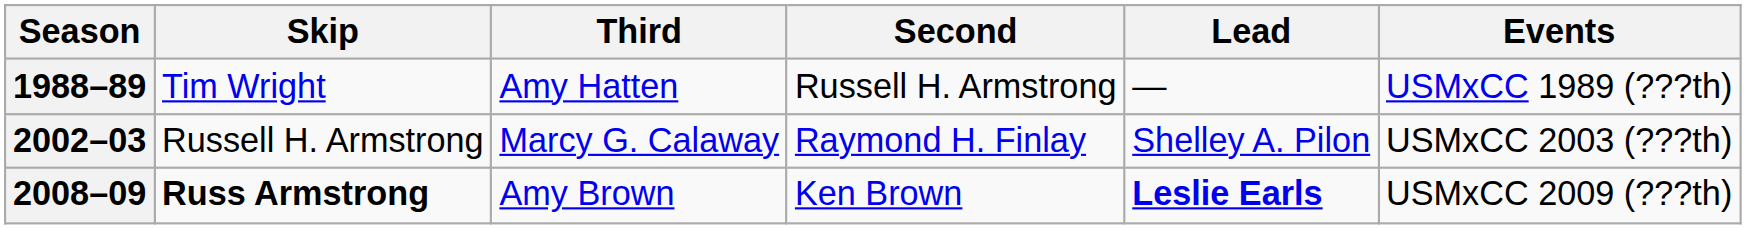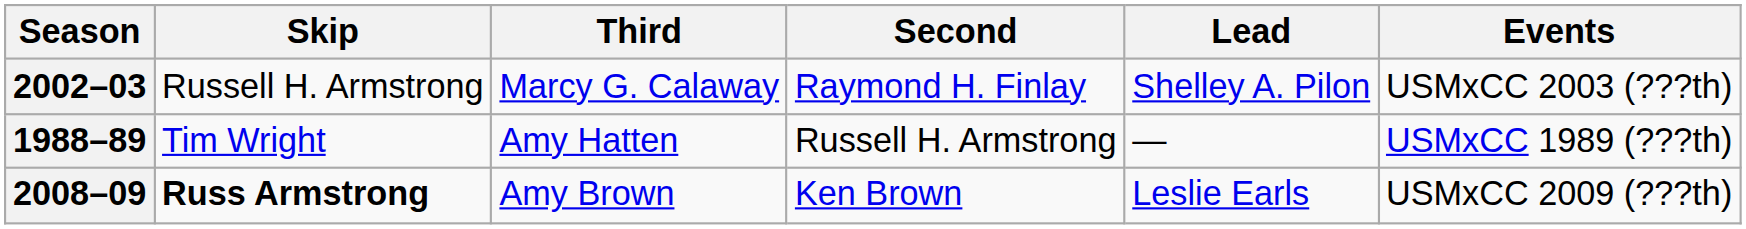rows swapped: (80, 85) <-> (80, 140)
(1227, 194) bold -> (1221, 194) normal
